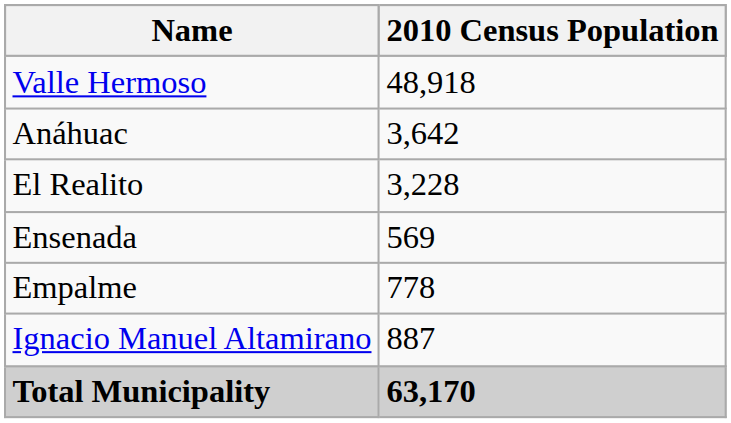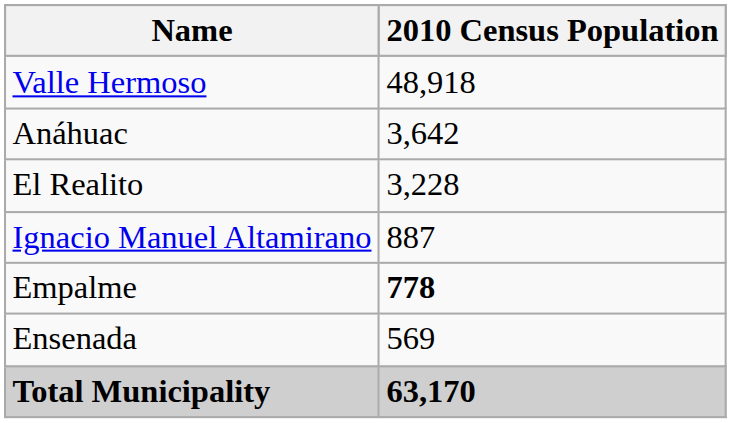rows swapped: (192, 339) <-> (75, 236)
(411, 287) normal -> (411, 287) bold
